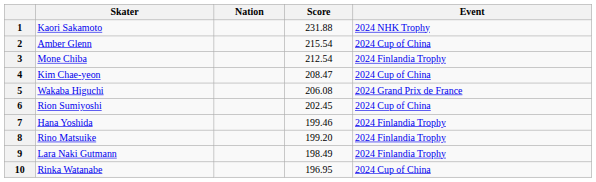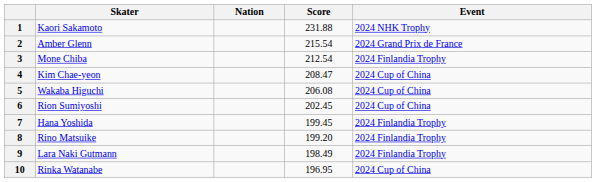(393, 43) 2024 Cup of China -> (409, 43) 2024 Grand Prix de France
(409, 91) 2024 Grand Prix de France -> (393, 91) 2024 Cup of China
(319, 122) 199.46 -> (319, 122) 199.45
